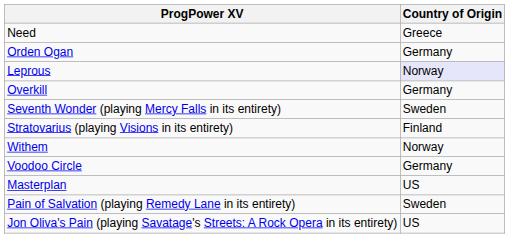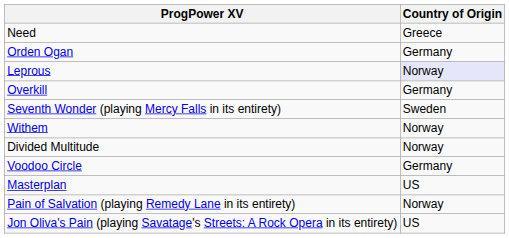- row: (120, 128)
+ row: (53, 147)
(424, 204) Sweden -> (423, 204) Norway
